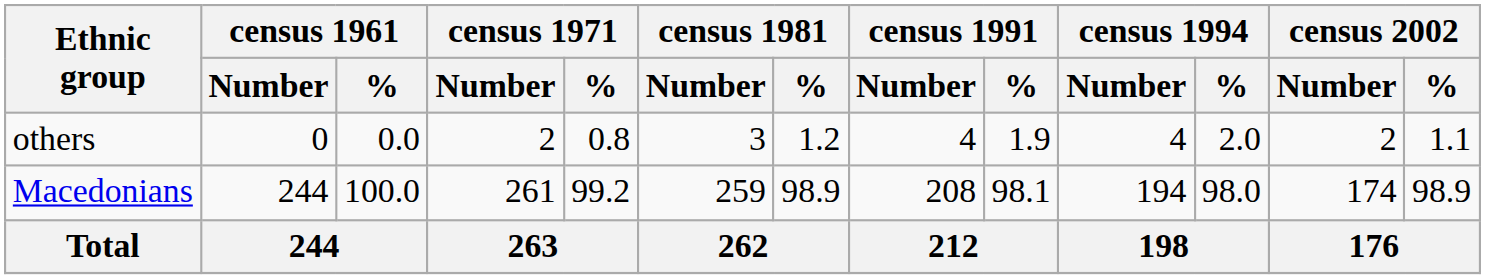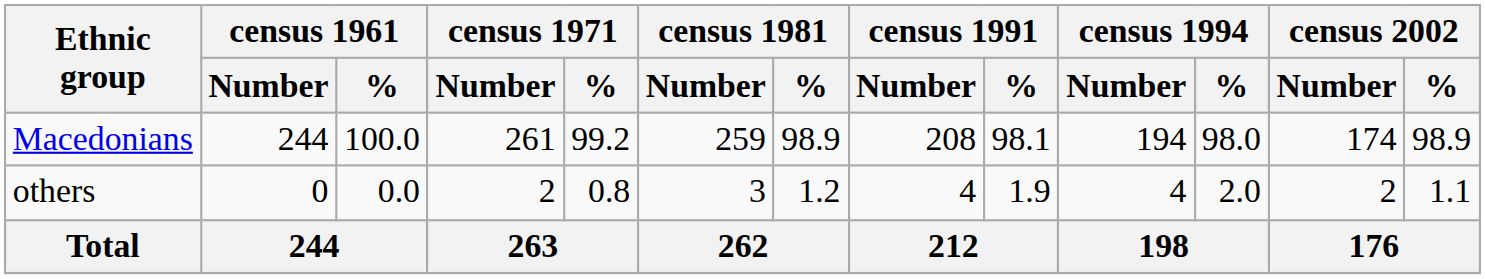rows swapped: (103, 191) <-> (54, 138)
